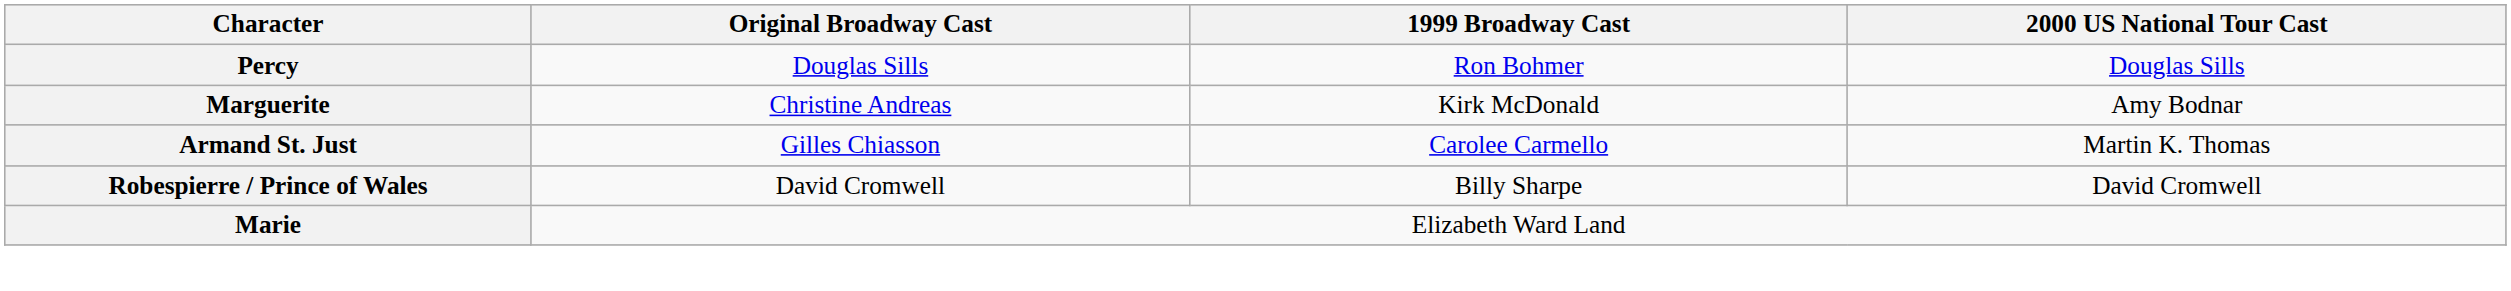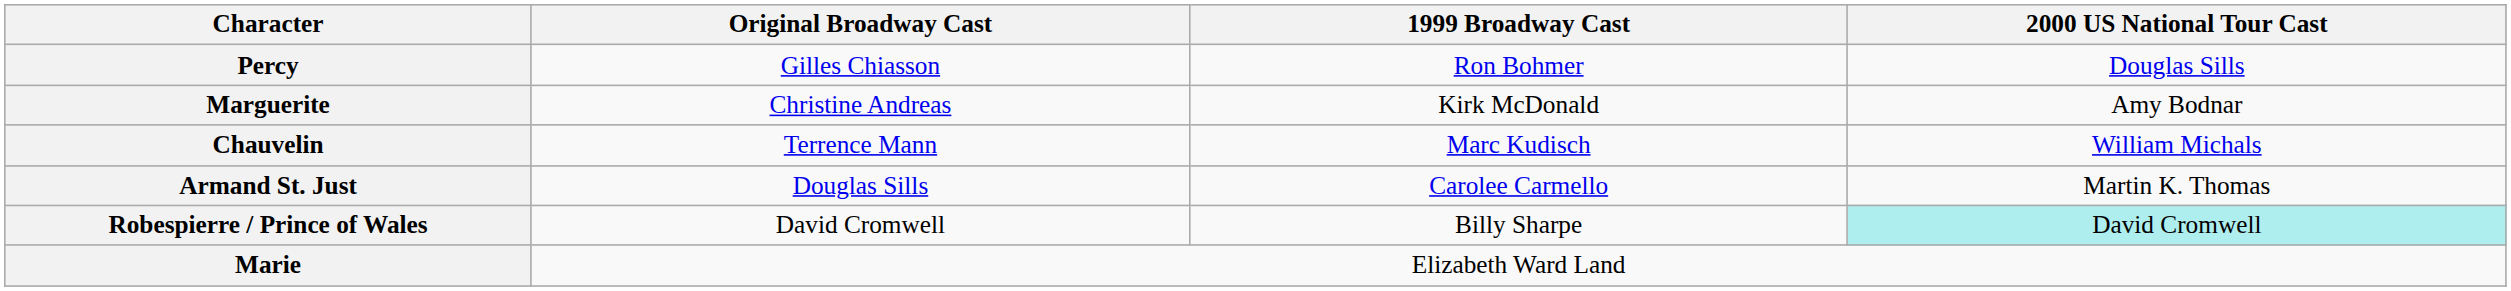(860, 64) Douglas Sills -> (860, 64) Gilles Chiasson
+ row: (268, 144)
(860, 144) Gilles Chiasson -> (860, 184) Douglas Sills
(2177, 184) no background -> (2177, 225) paleturquoise background
